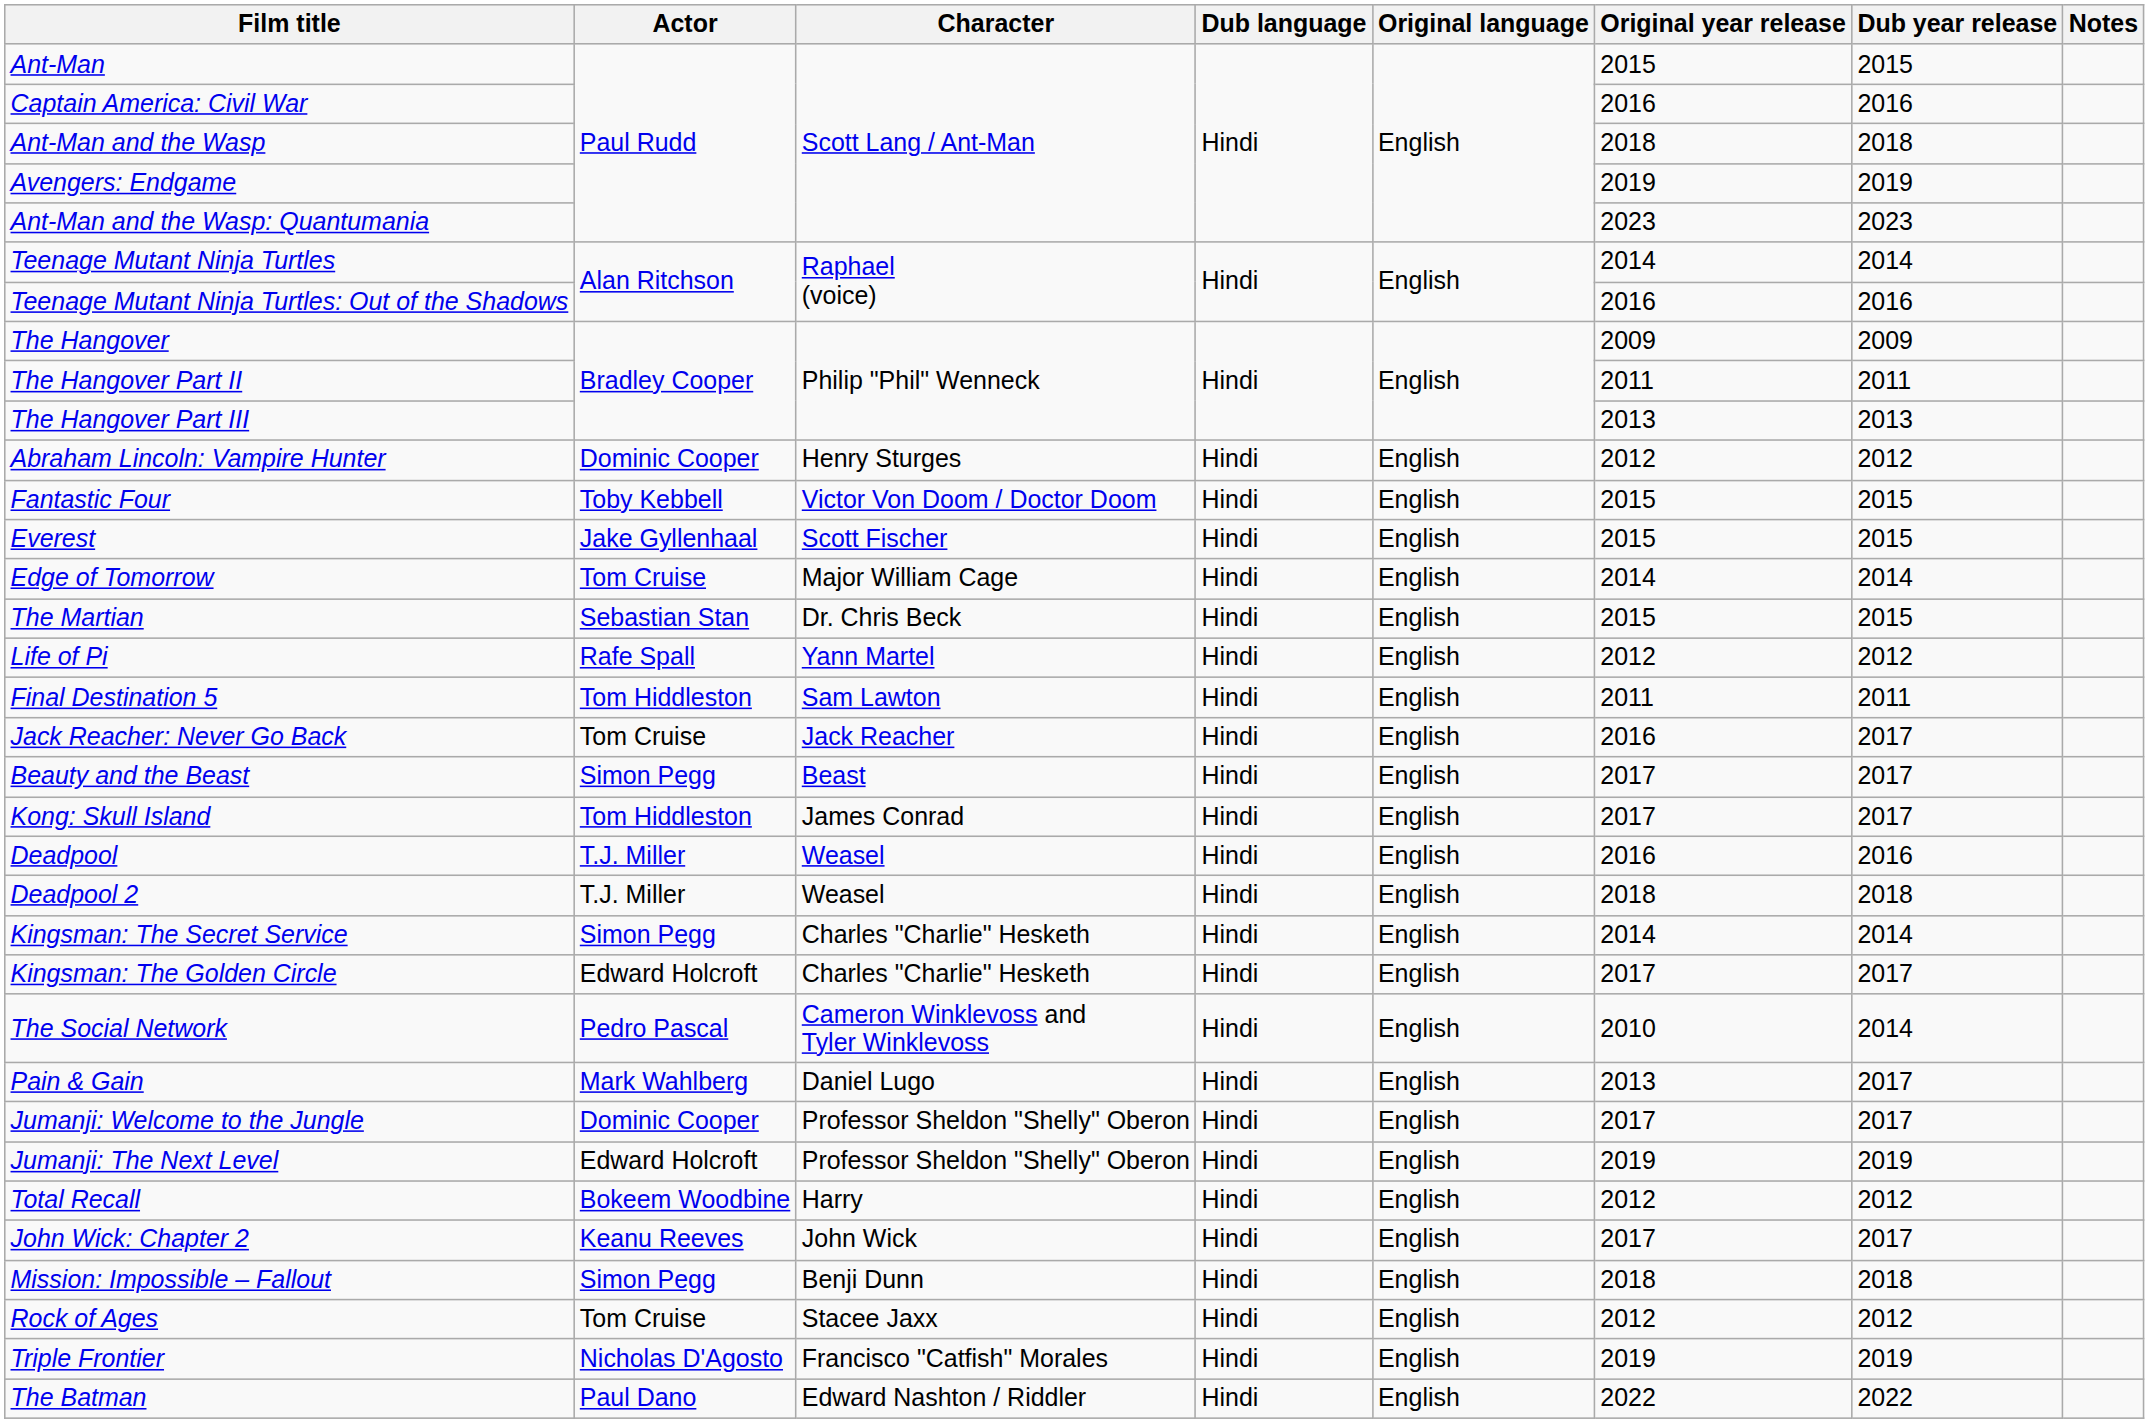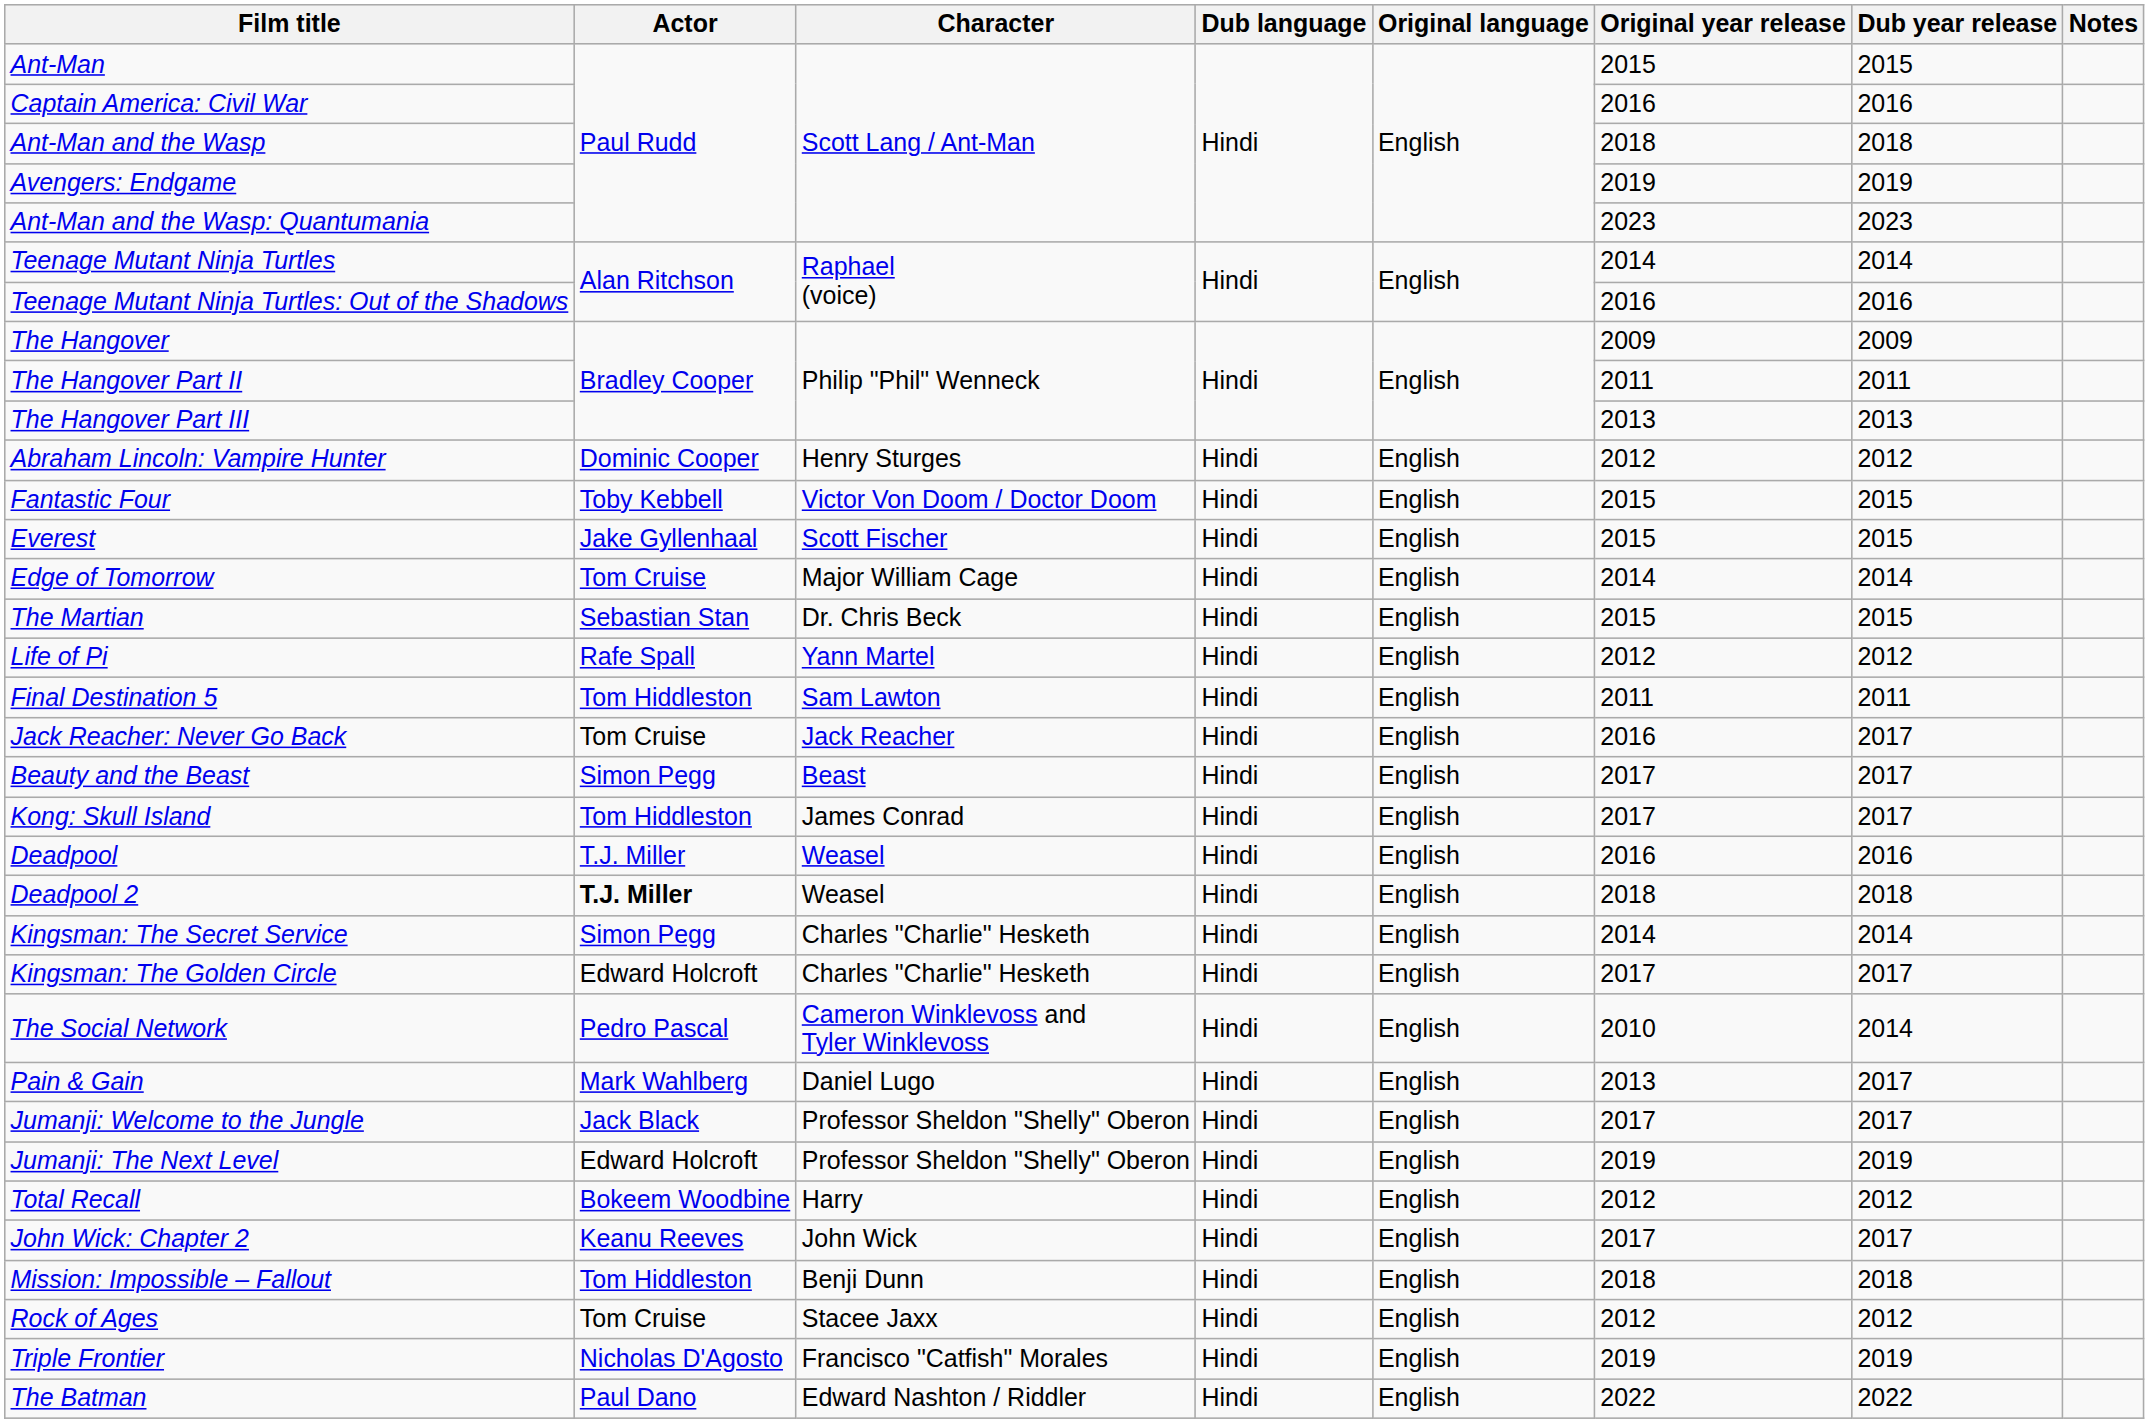(633, 895) normal -> (636, 895) bold
(669, 1121) Dominic Cooper -> (639, 1121) Jack Black
(648, 1279) Simon Pegg -> (666, 1279) Tom Hiddleston
